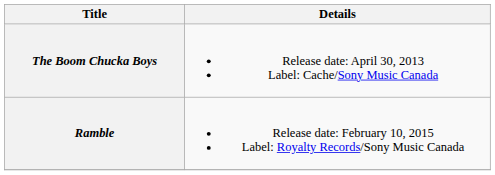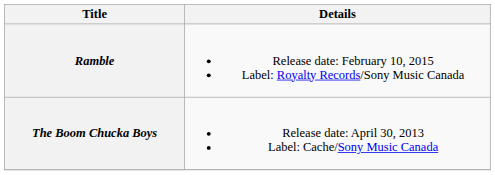rows swapped: (95, 60) <-> (95, 133)
